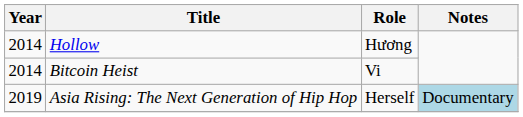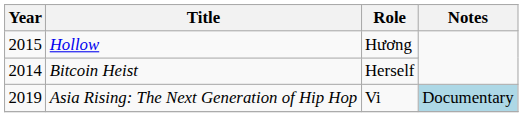(25, 44) 2014 -> (25, 44) 2015
(373, 71) Vi -> (390, 71) Herself
(390, 97) Herself -> (373, 97) Vi
